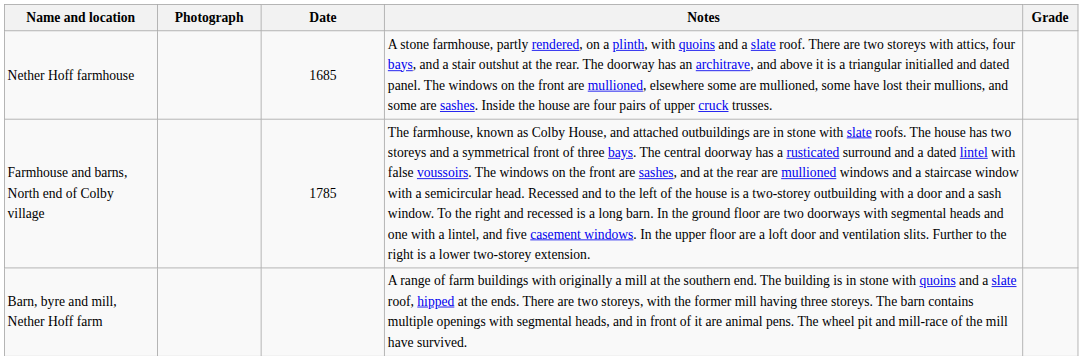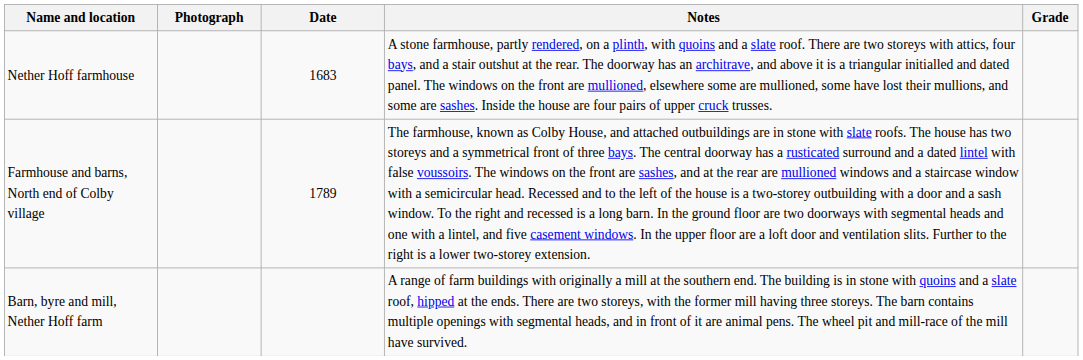(323, 75) 1685 -> (323, 75) 1683
(323, 193) 1785 -> (323, 193) 1789
